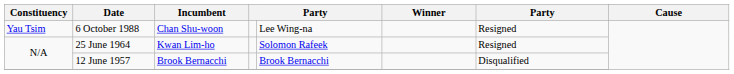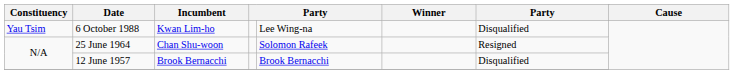(190, 28) Chan Shu-woon -> (186, 28) Kwan Lim-ho
(497, 28) Resigned -> (504, 28) Disqualified
(186, 45) Kwan Lim-ho -> (190, 45) Chan Shu-woon
